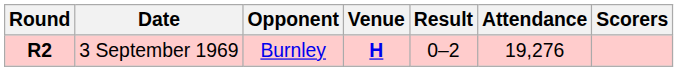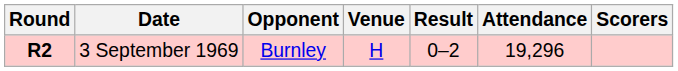(376, 50) bold -> (376, 50) normal
(535, 50) 19,276 -> (535, 50) 19,296
